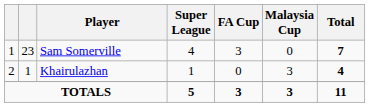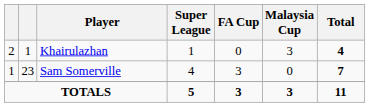rows swapped: (80, 50) <-> (74, 71)
